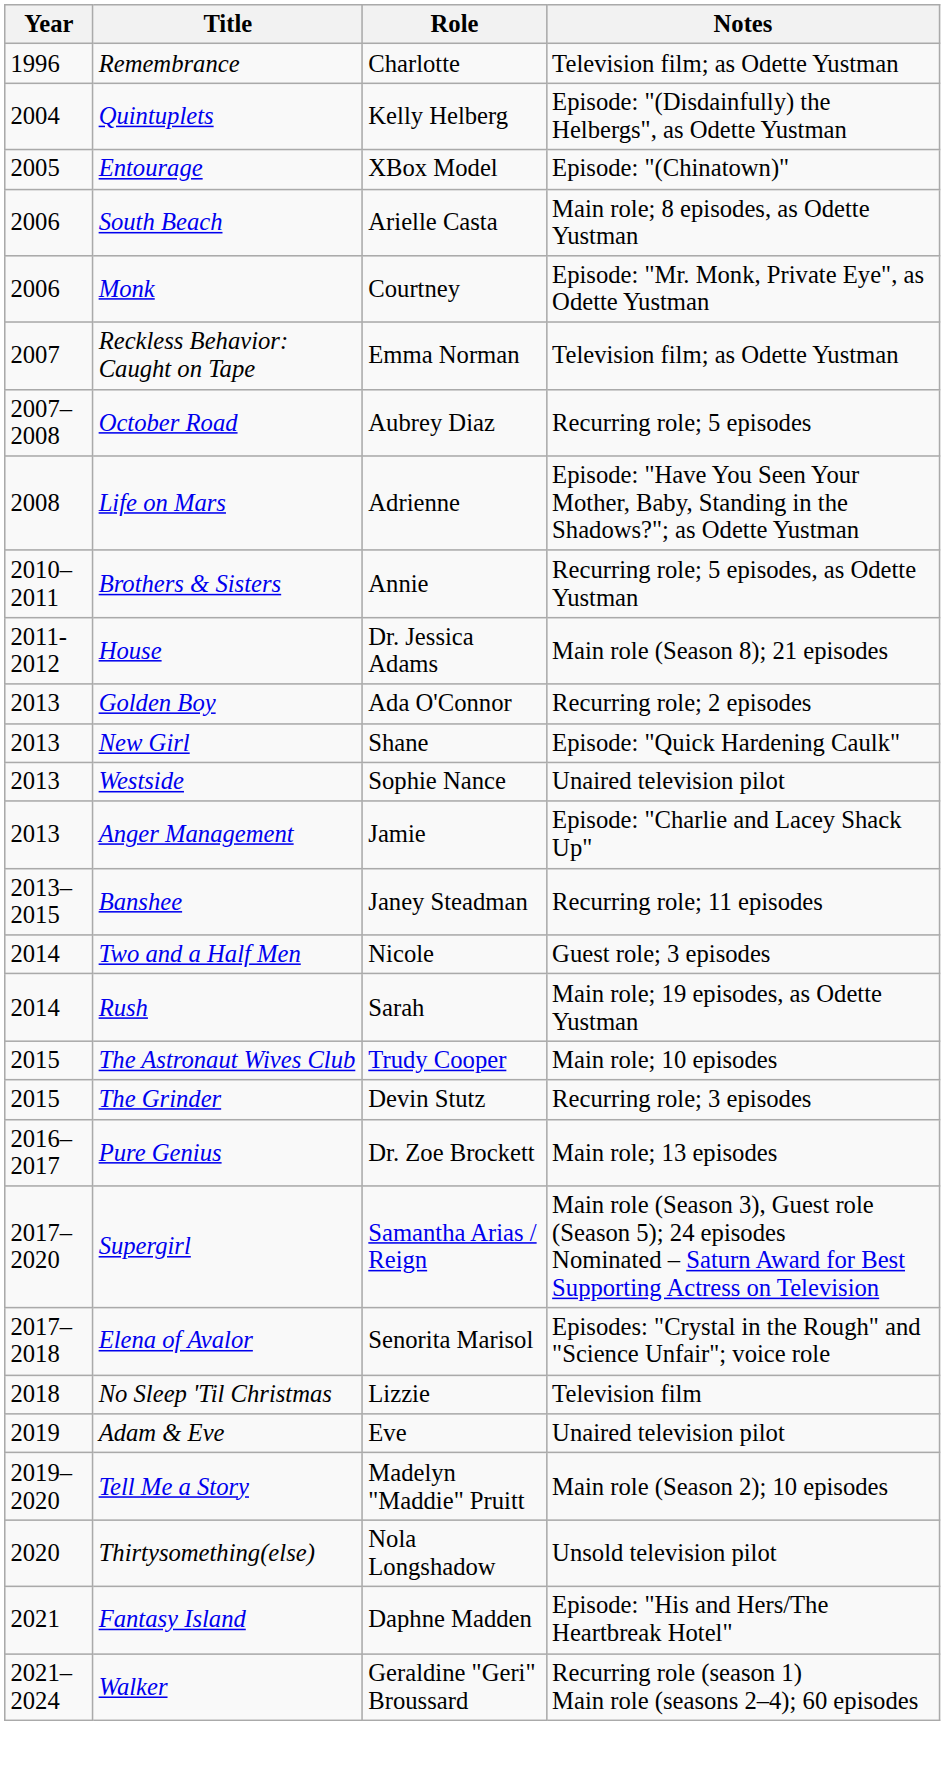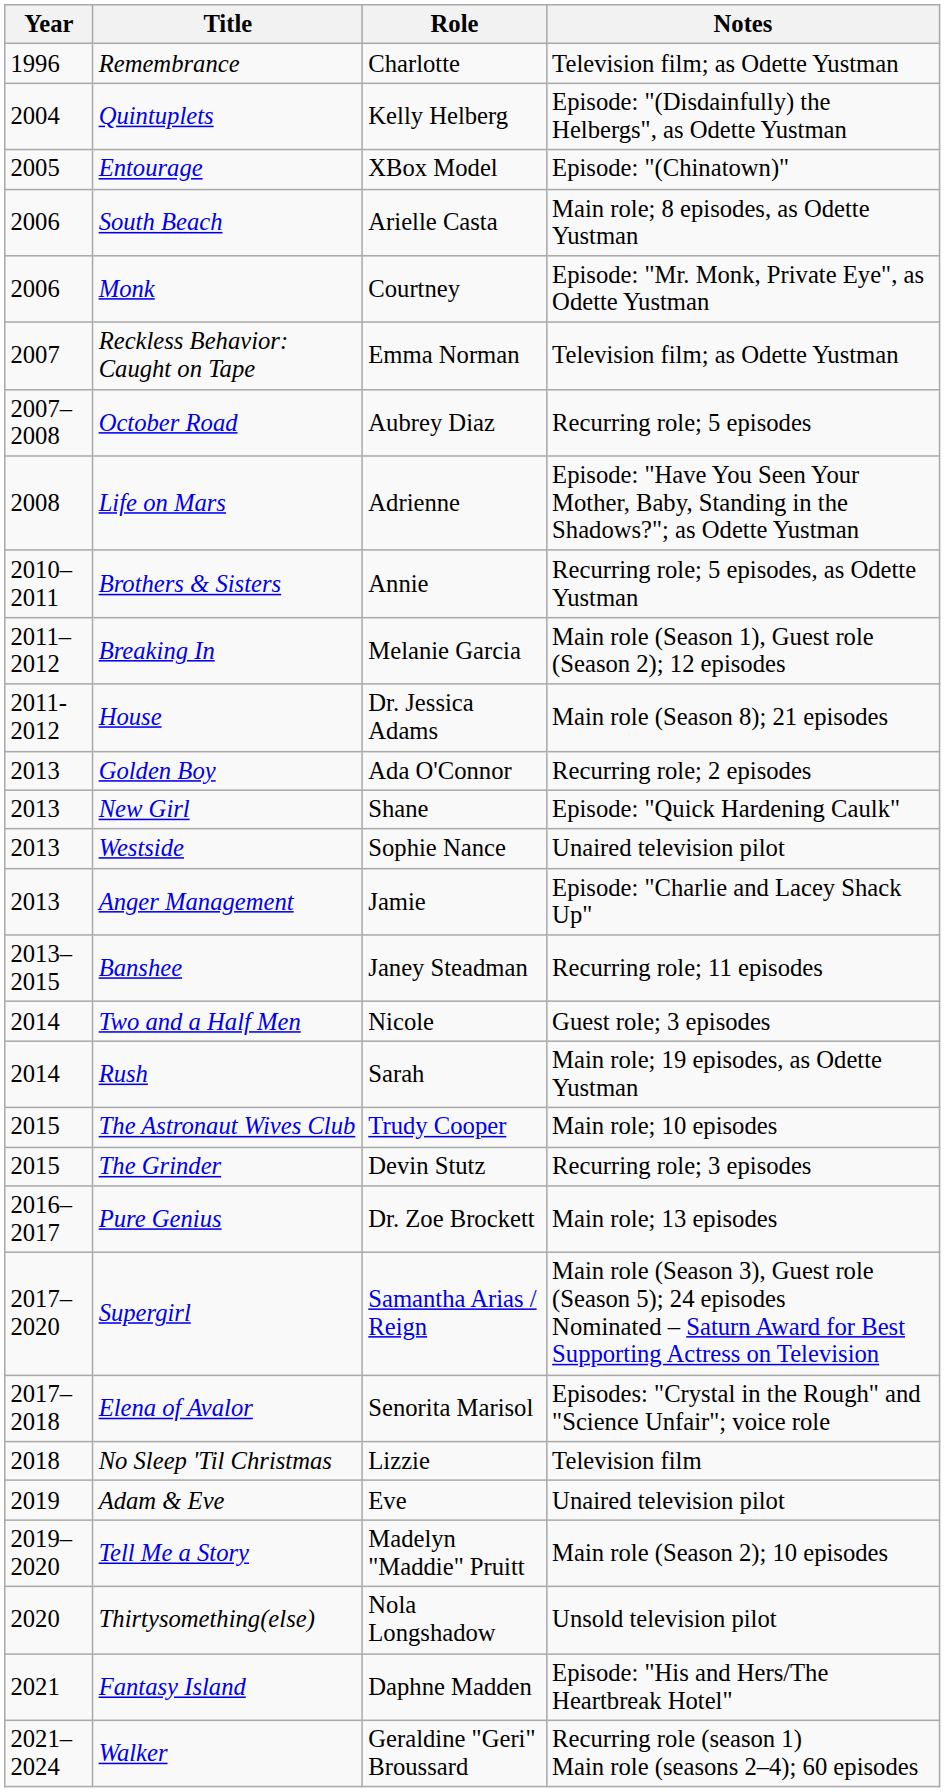+ row: (157, 650)
